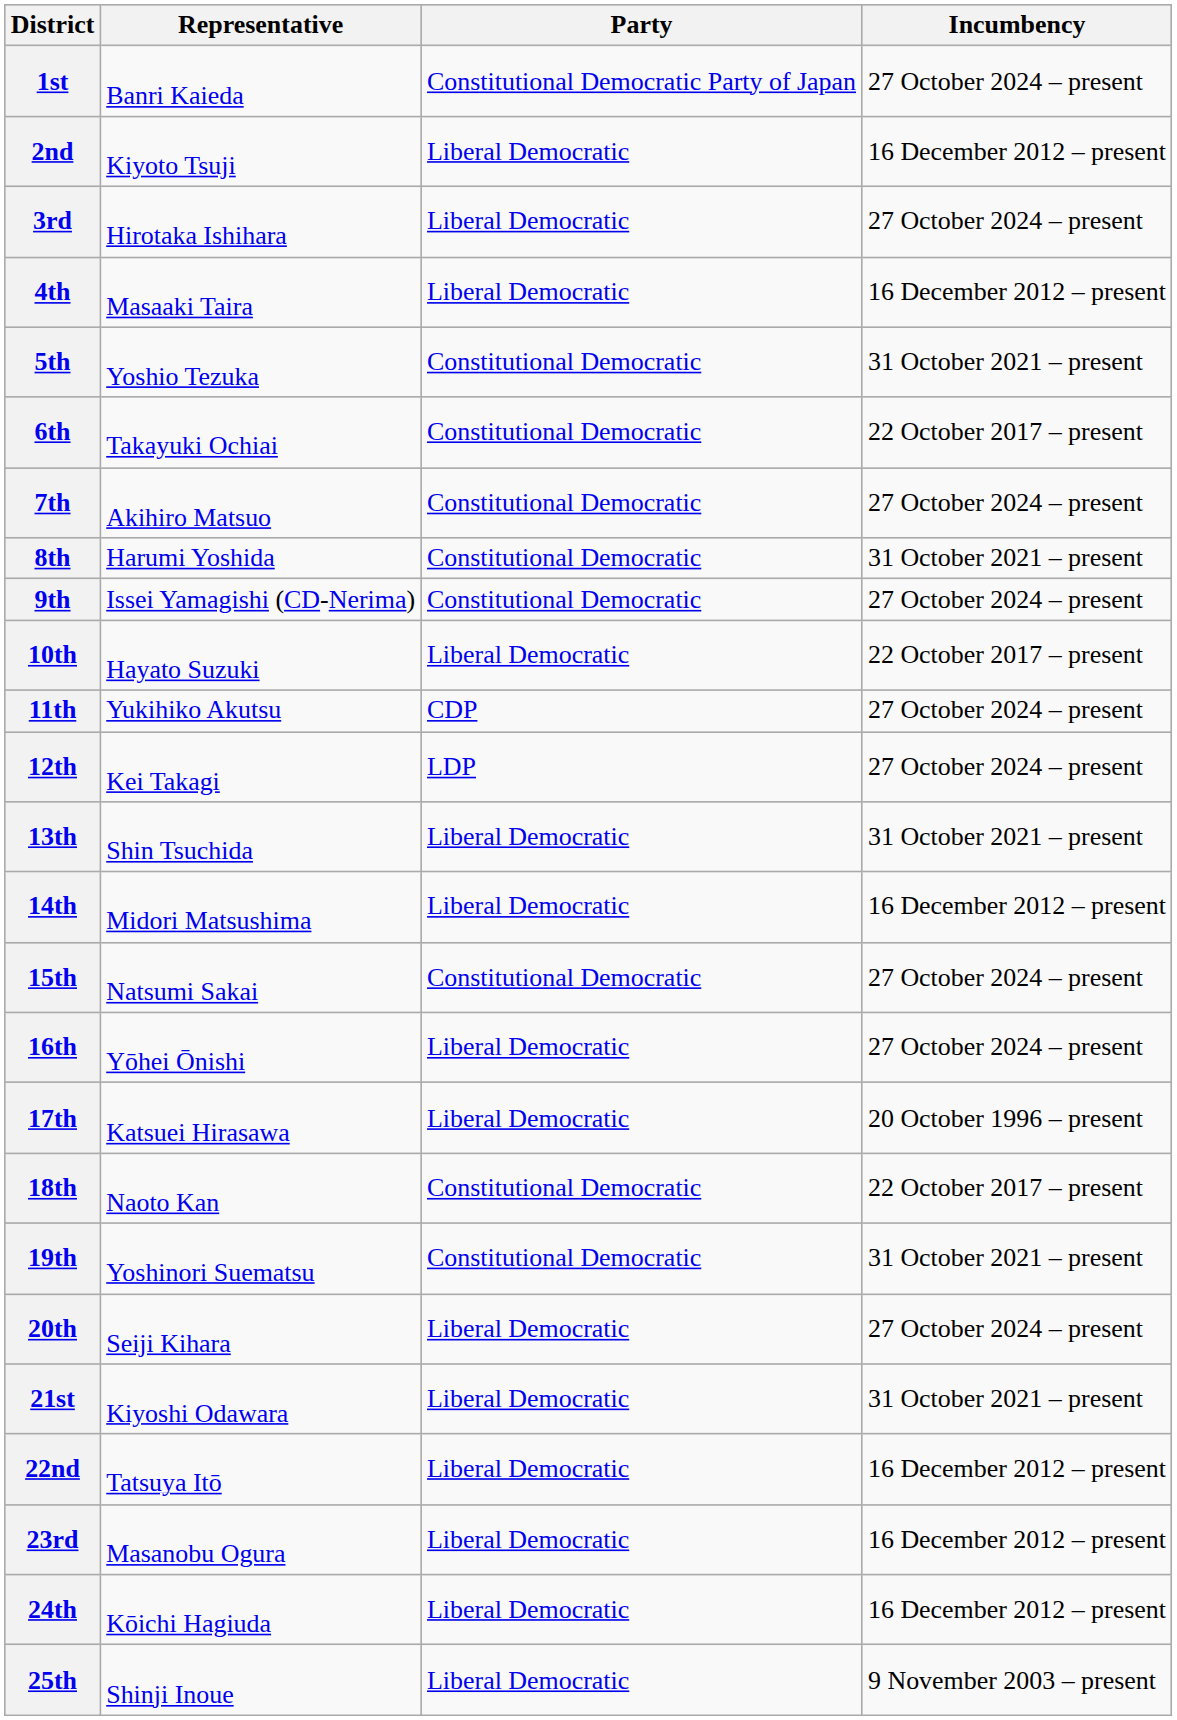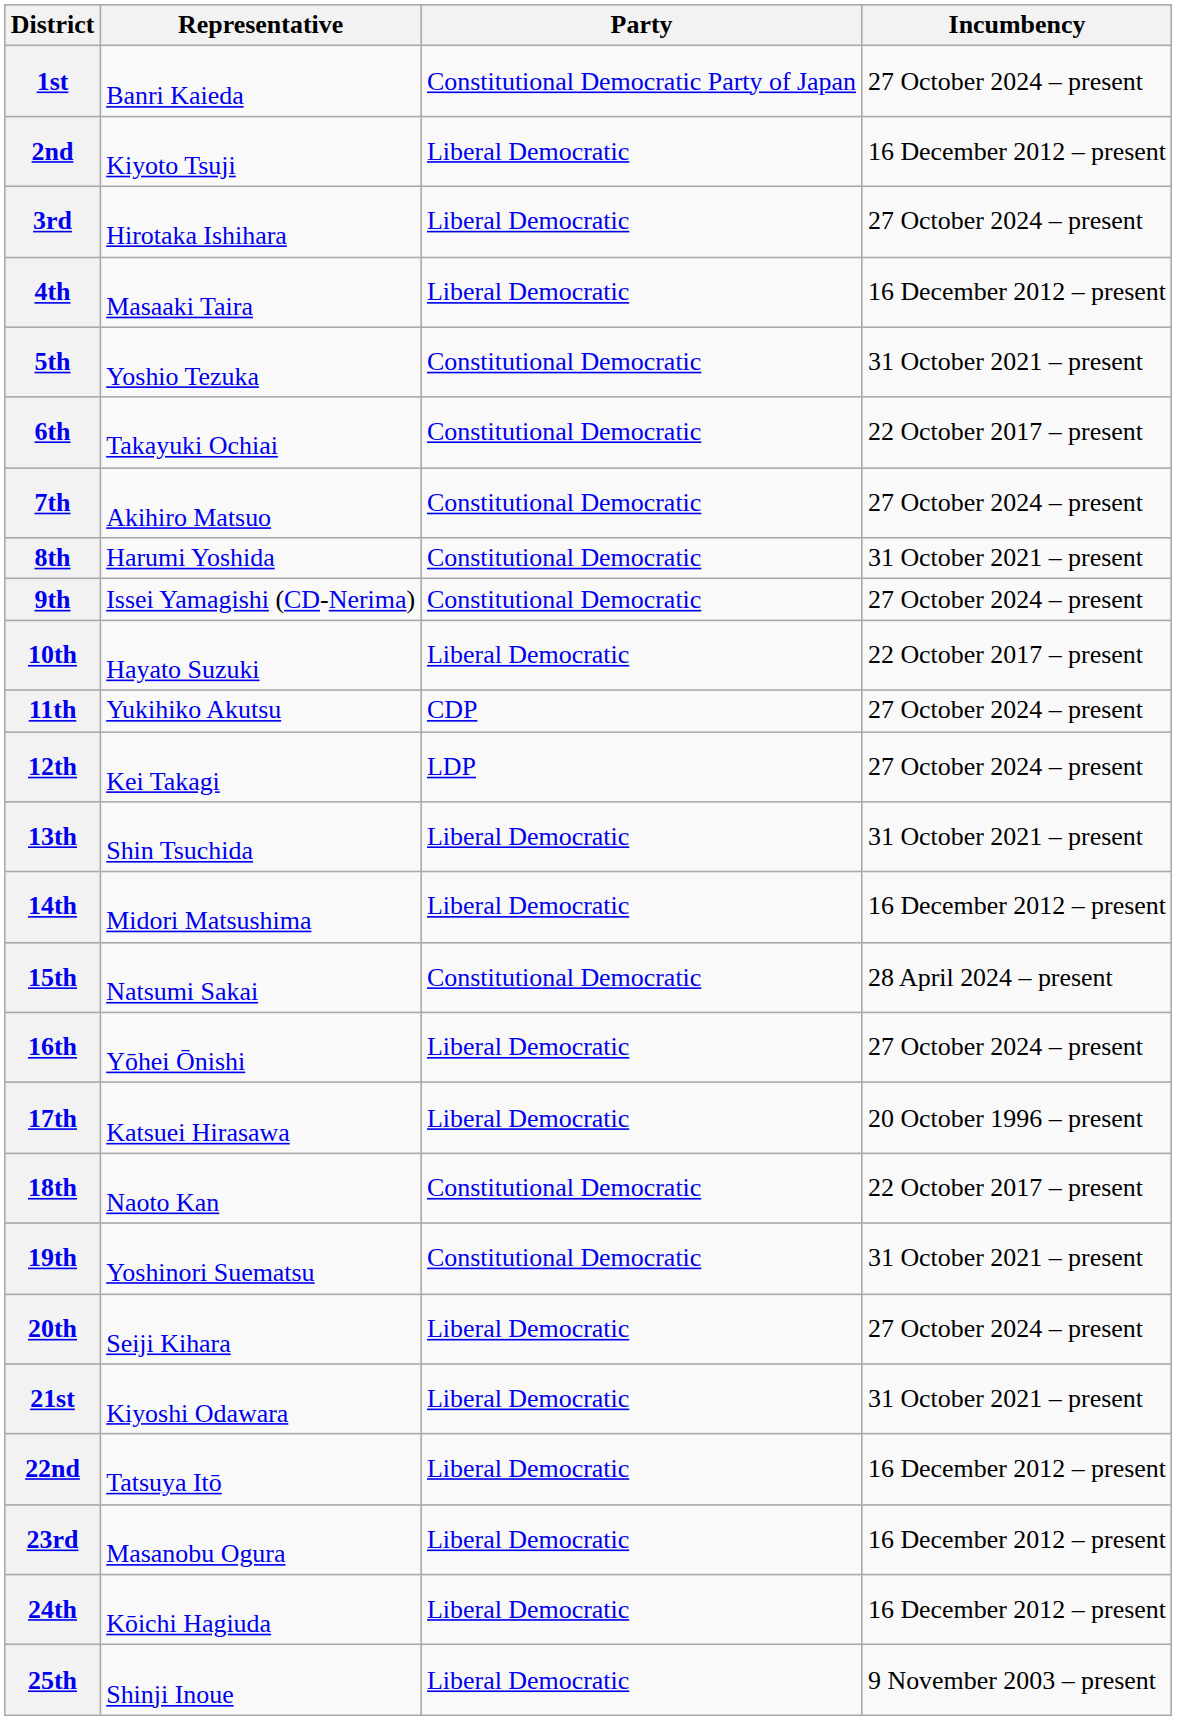(1005, 977) 27 October 2024 – present -> (990, 977) 28 April 2024 – present
